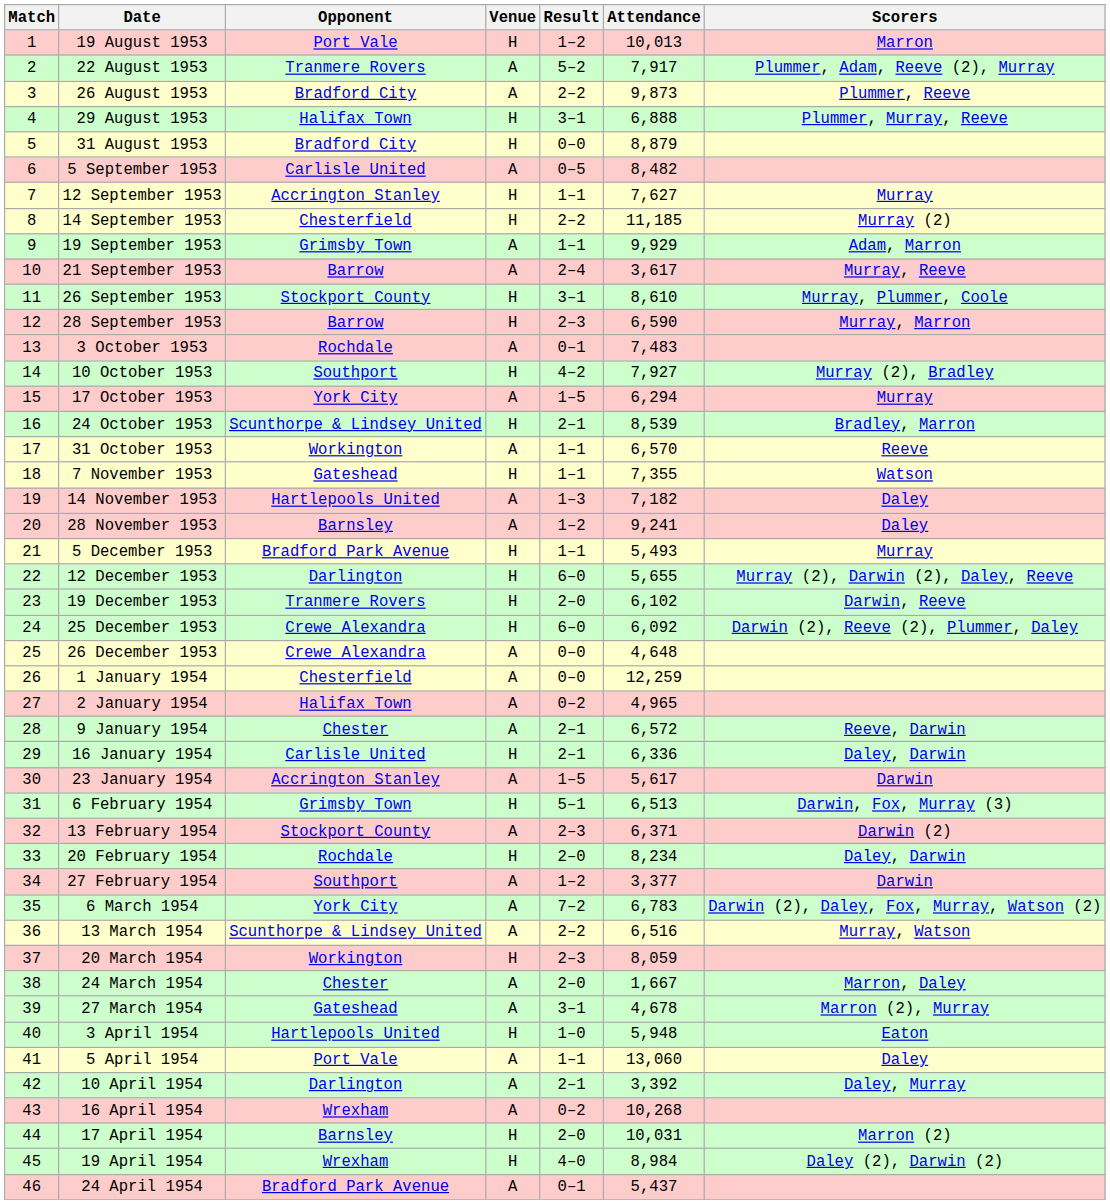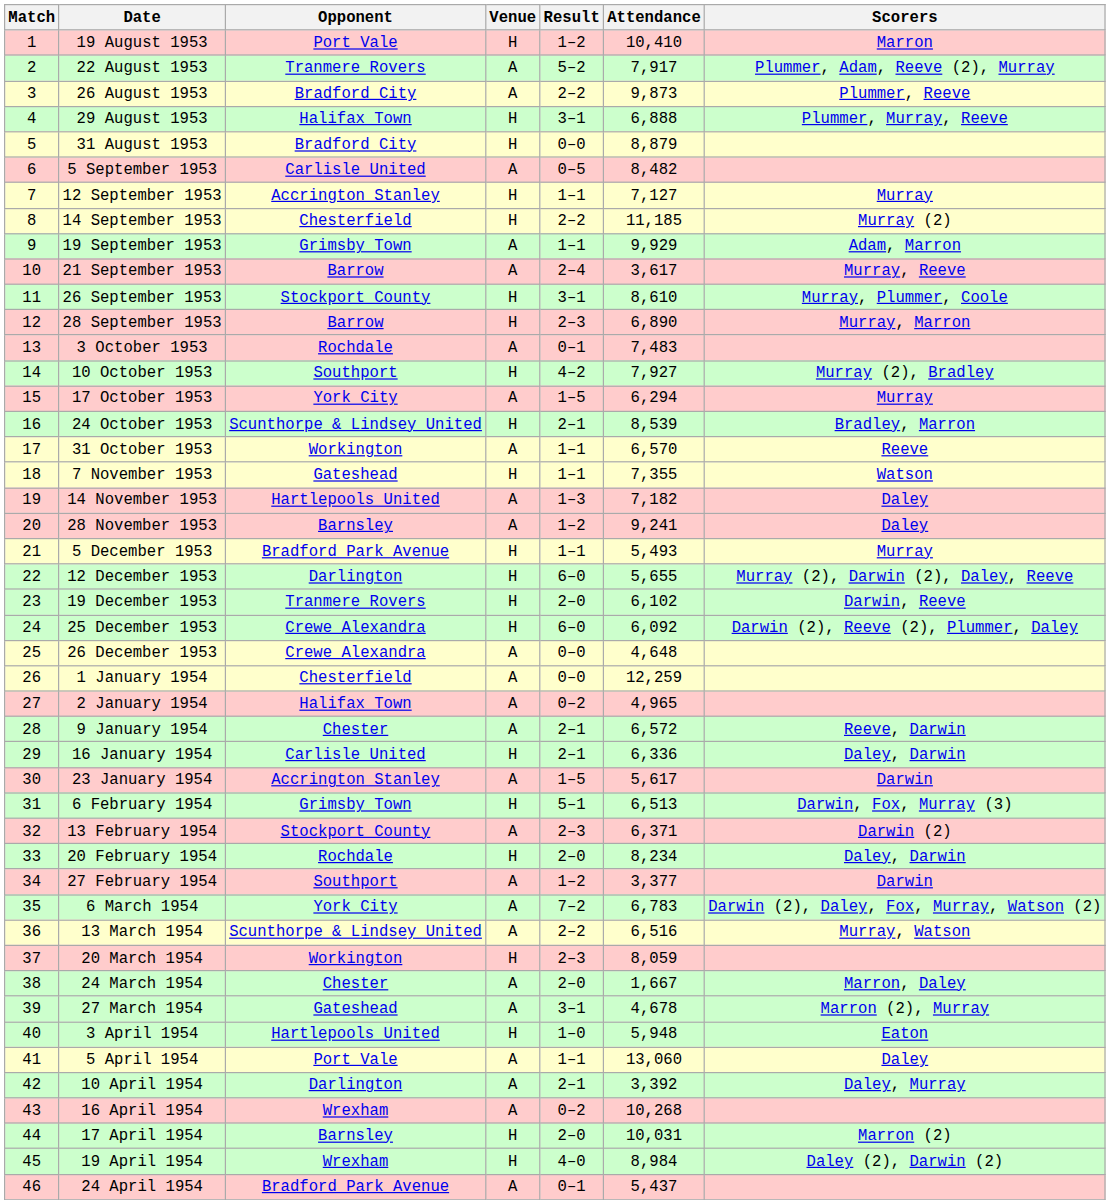(654, 43) 10,013 -> (654, 43) 10,410
(654, 195) 7,627 -> (654, 195) 7,127
(654, 322) 6,590 -> (654, 322) 6,890
